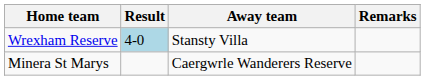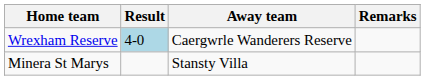(210, 39) Stansty Villa -> (262, 39) Caergwrle Wanderers Reserve
(262, 63) Caergwrle Wanderers Reserve -> (210, 63) Stansty Villa
